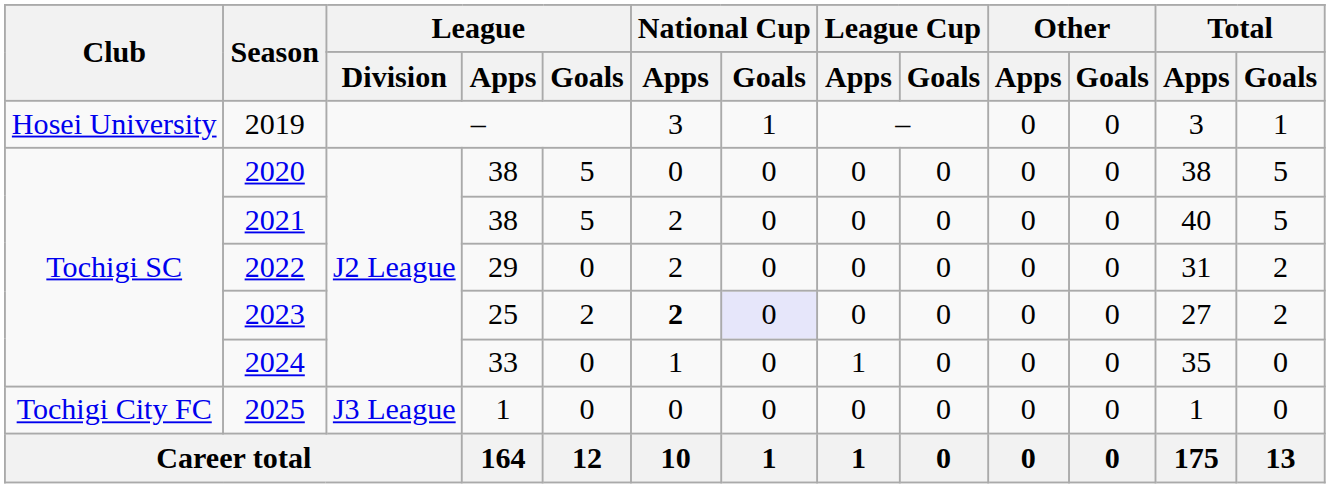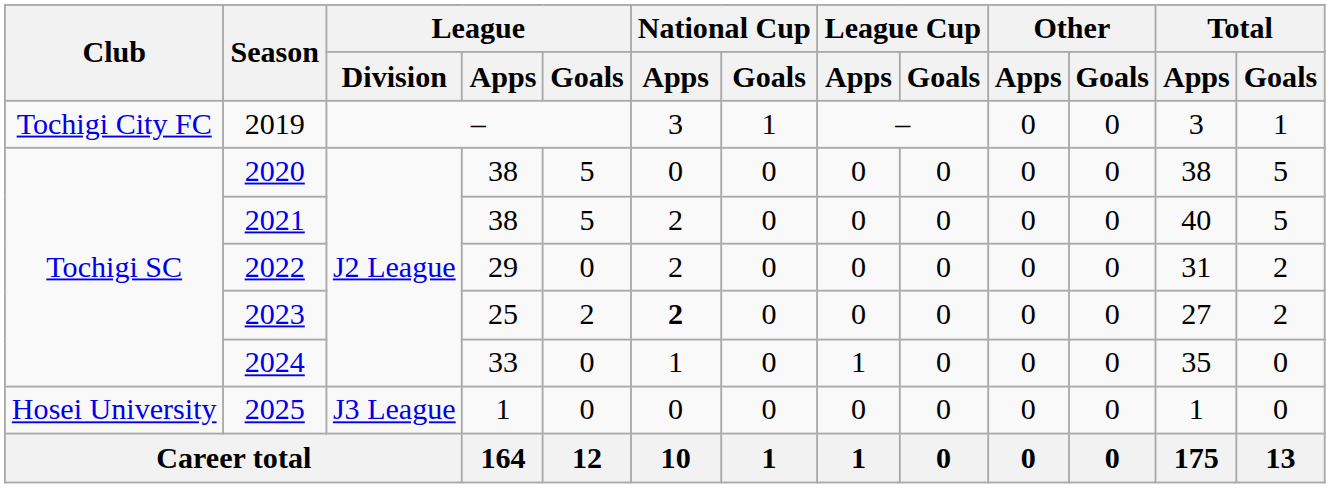(114, 123) Hosei University -> (114, 123) Tochigi City FC
(769, 314) lavender background -> (769, 314) no background
(114, 409) Tochigi City FC -> (114, 409) Hosei University
